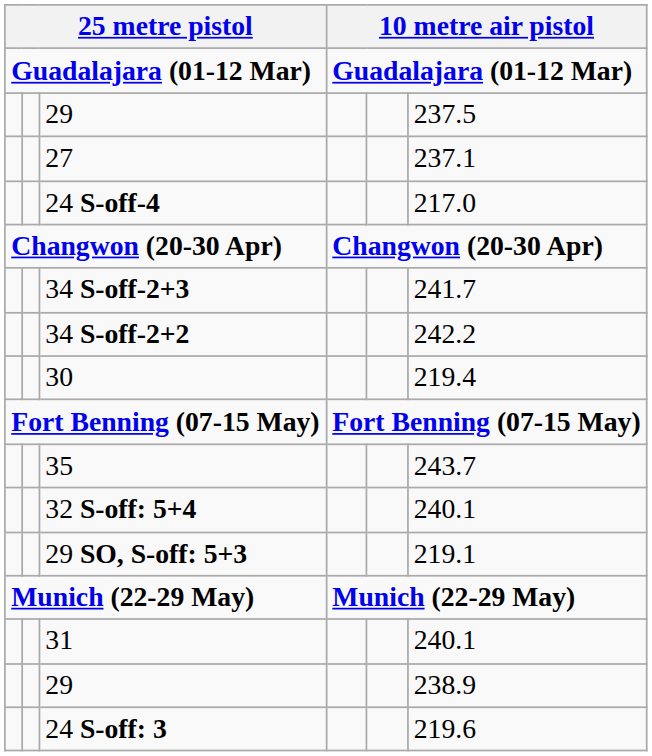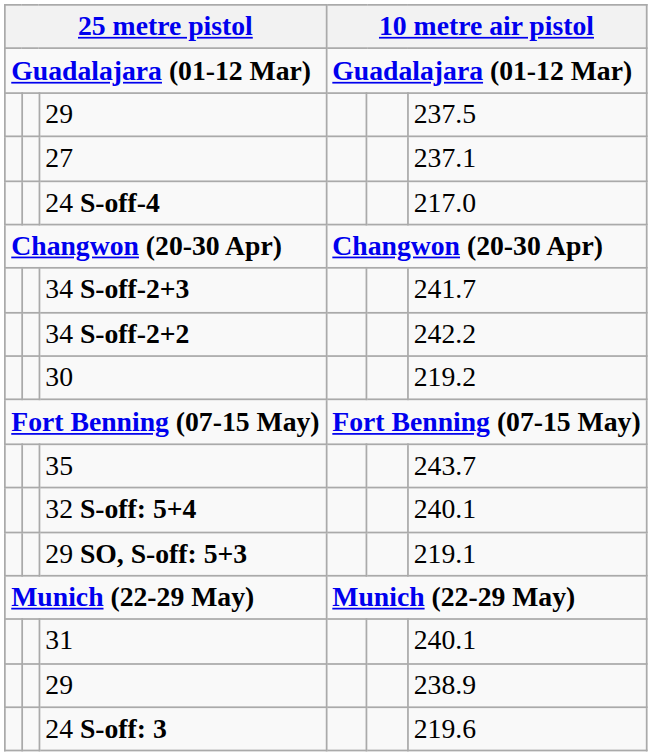(445, 377) 219.4 -> (445, 377) 219.2
